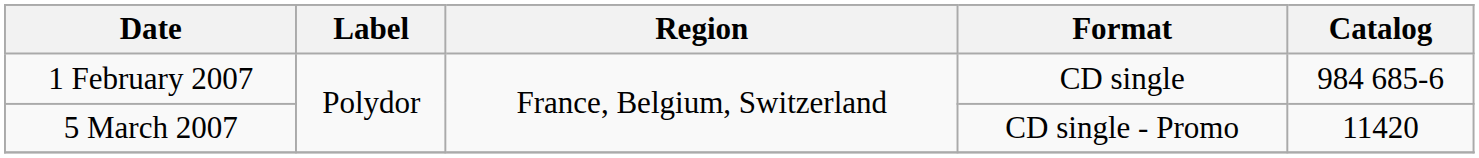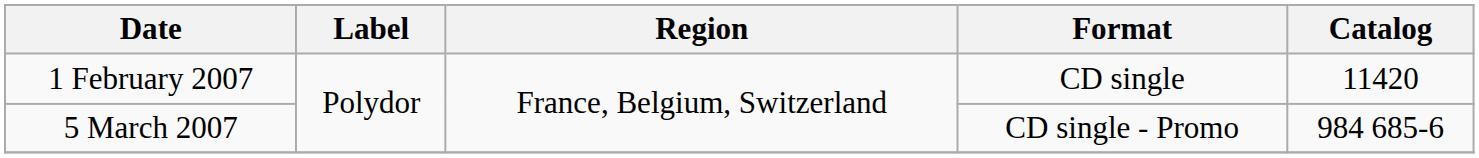(1381, 78) 984 685-6 -> (1381, 78) 11420
(1381, 127) 11420 -> (1381, 127) 984 685-6
